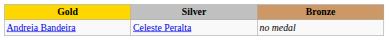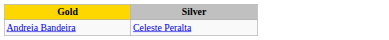- column: (321, 12)
